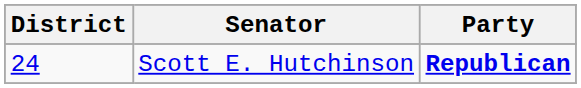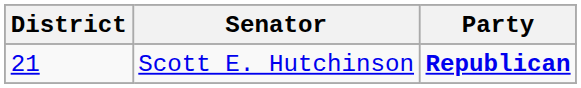(25, 64) 24 -> (25, 64) 21
